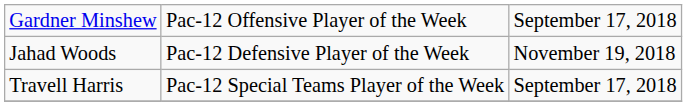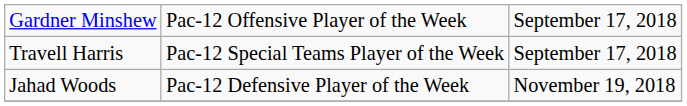rows swapped: (66, 85) <-> (63, 52)
